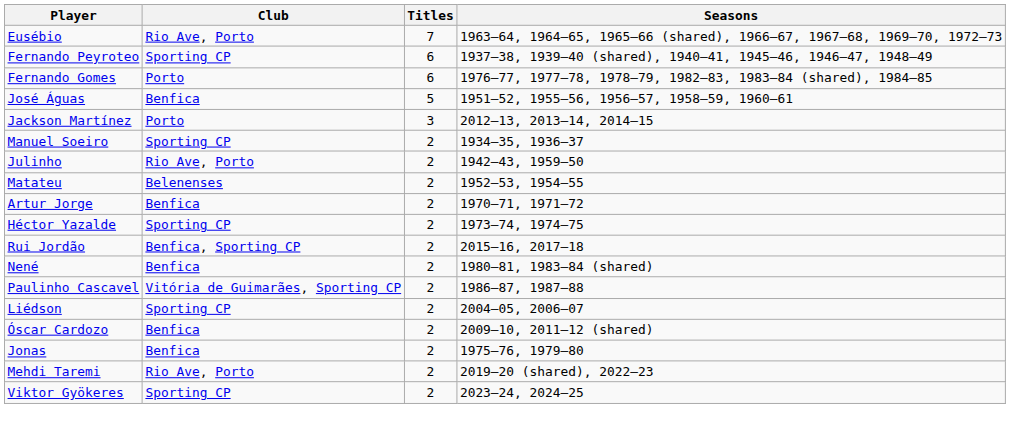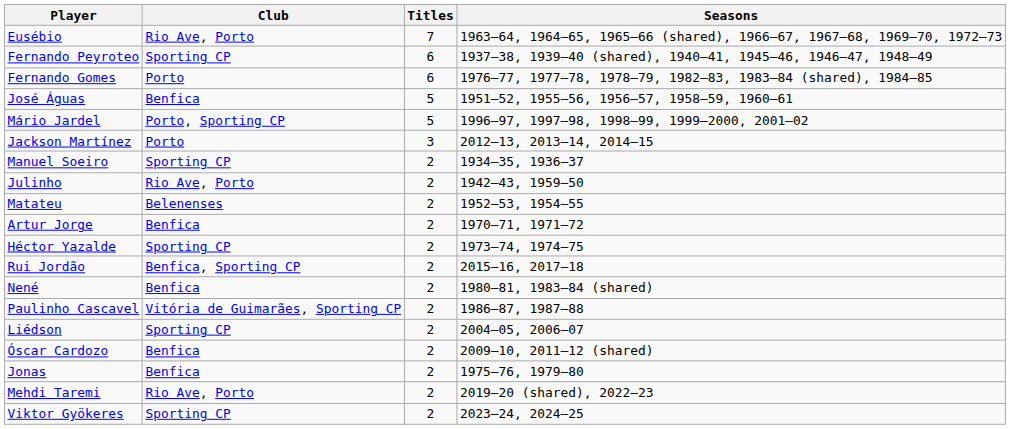+ row: (54, 120)
